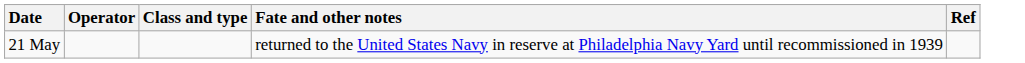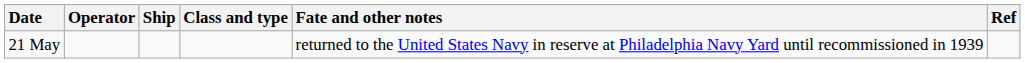+ column: (159, 17)
